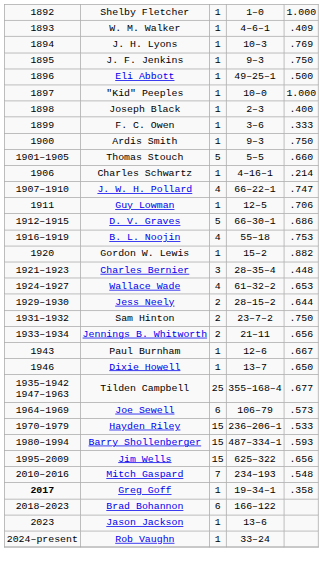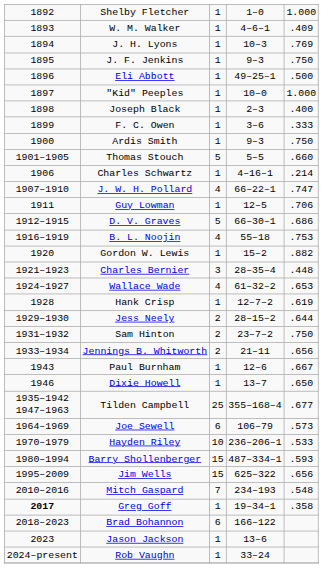+ row: (145, 302)
(218, 426) 15 -> (218, 442) 10
